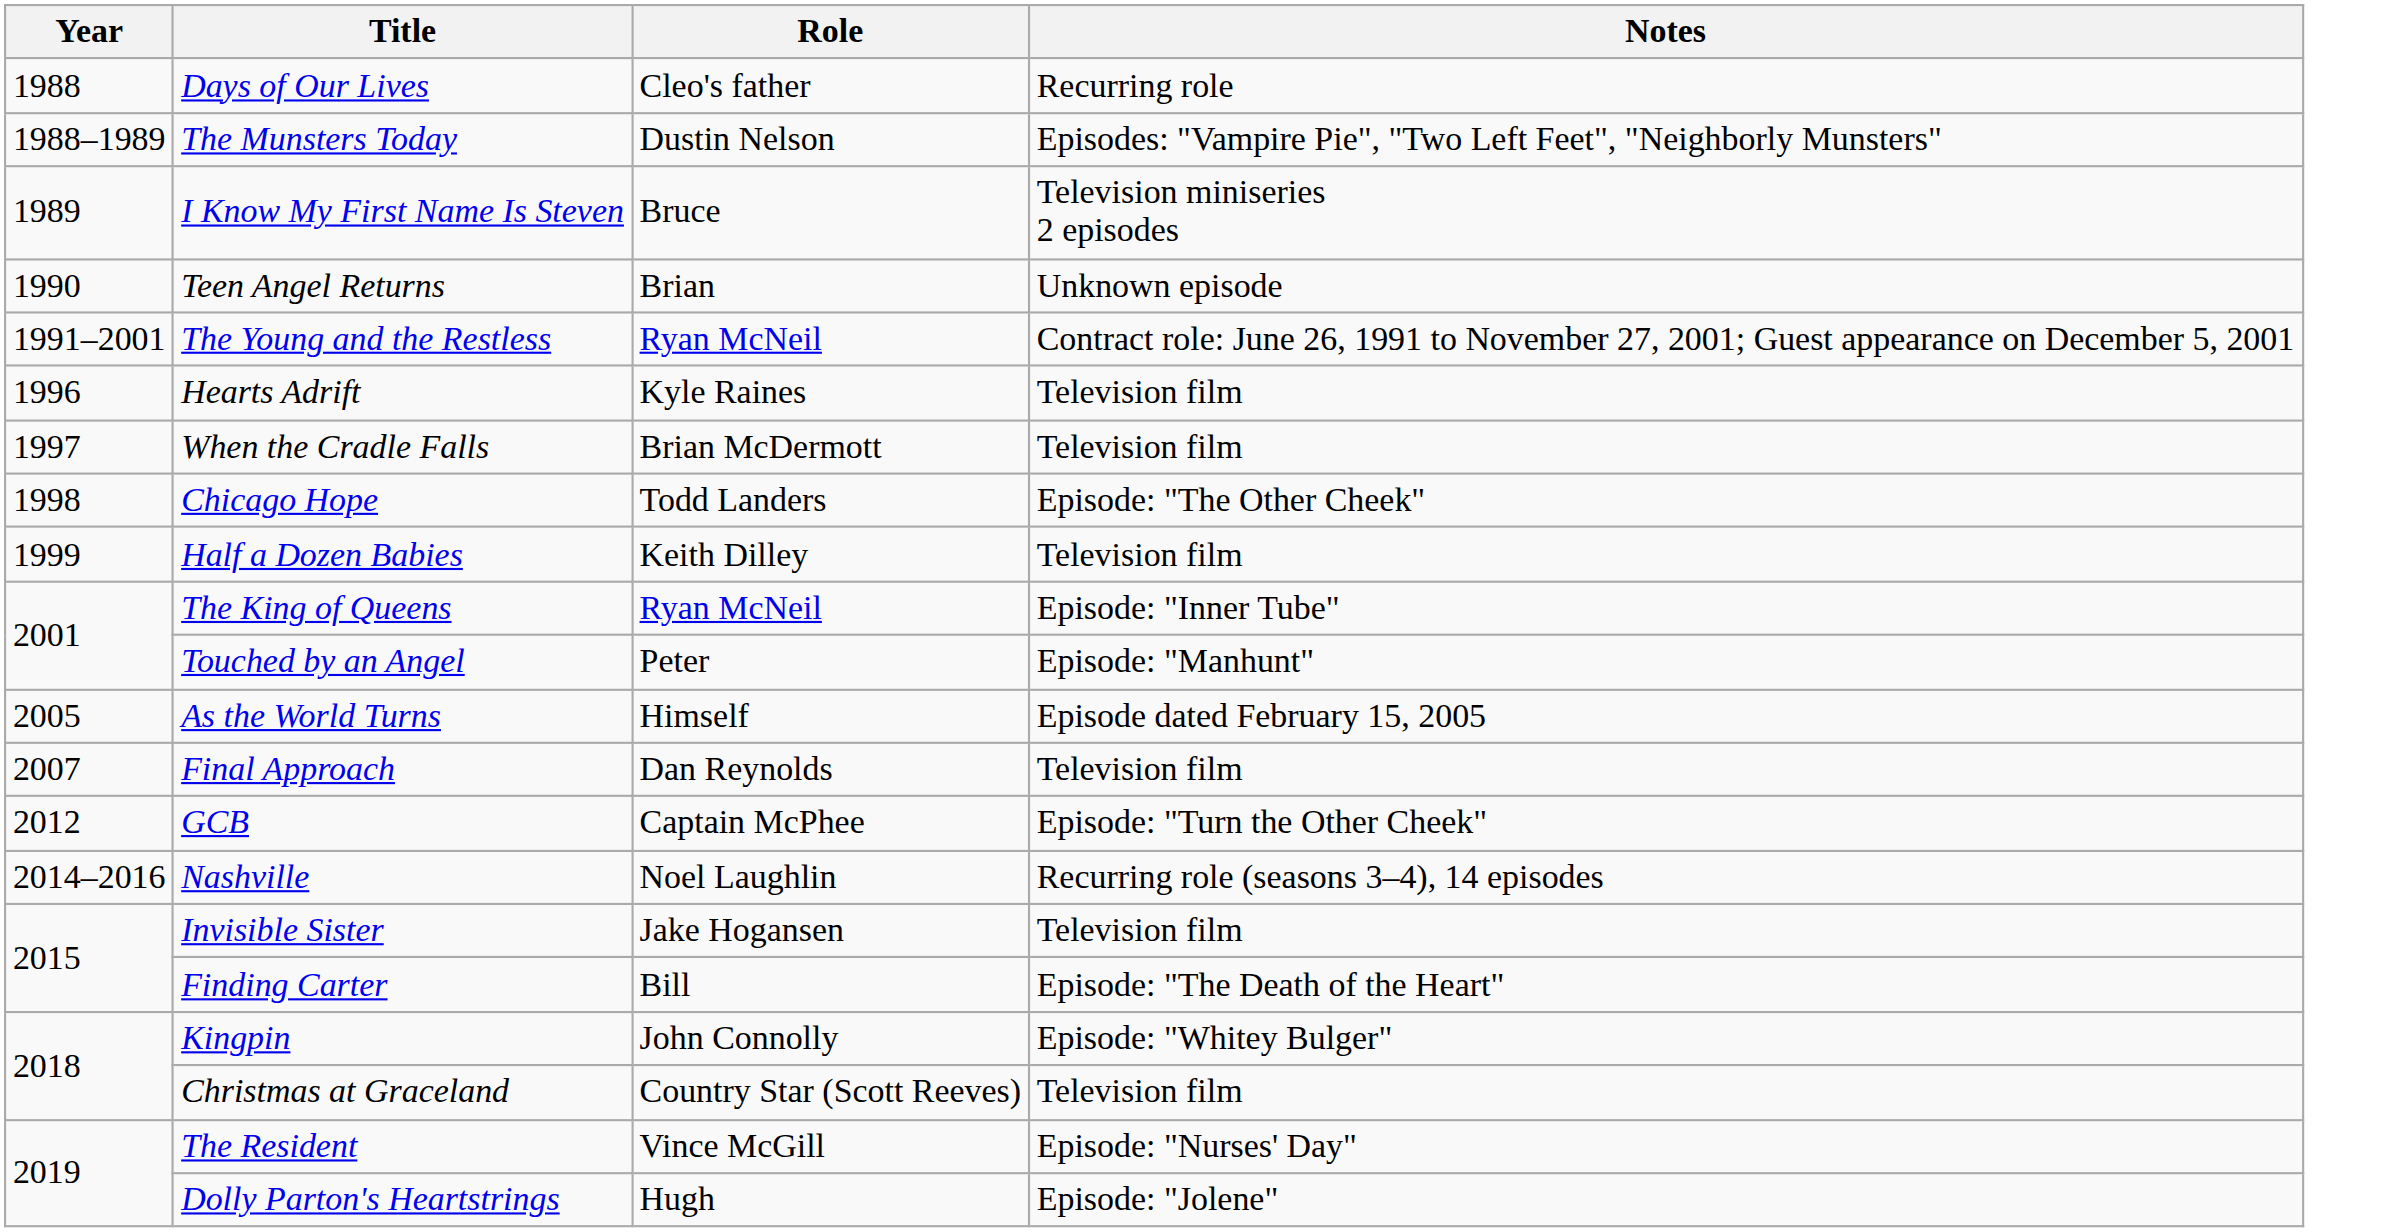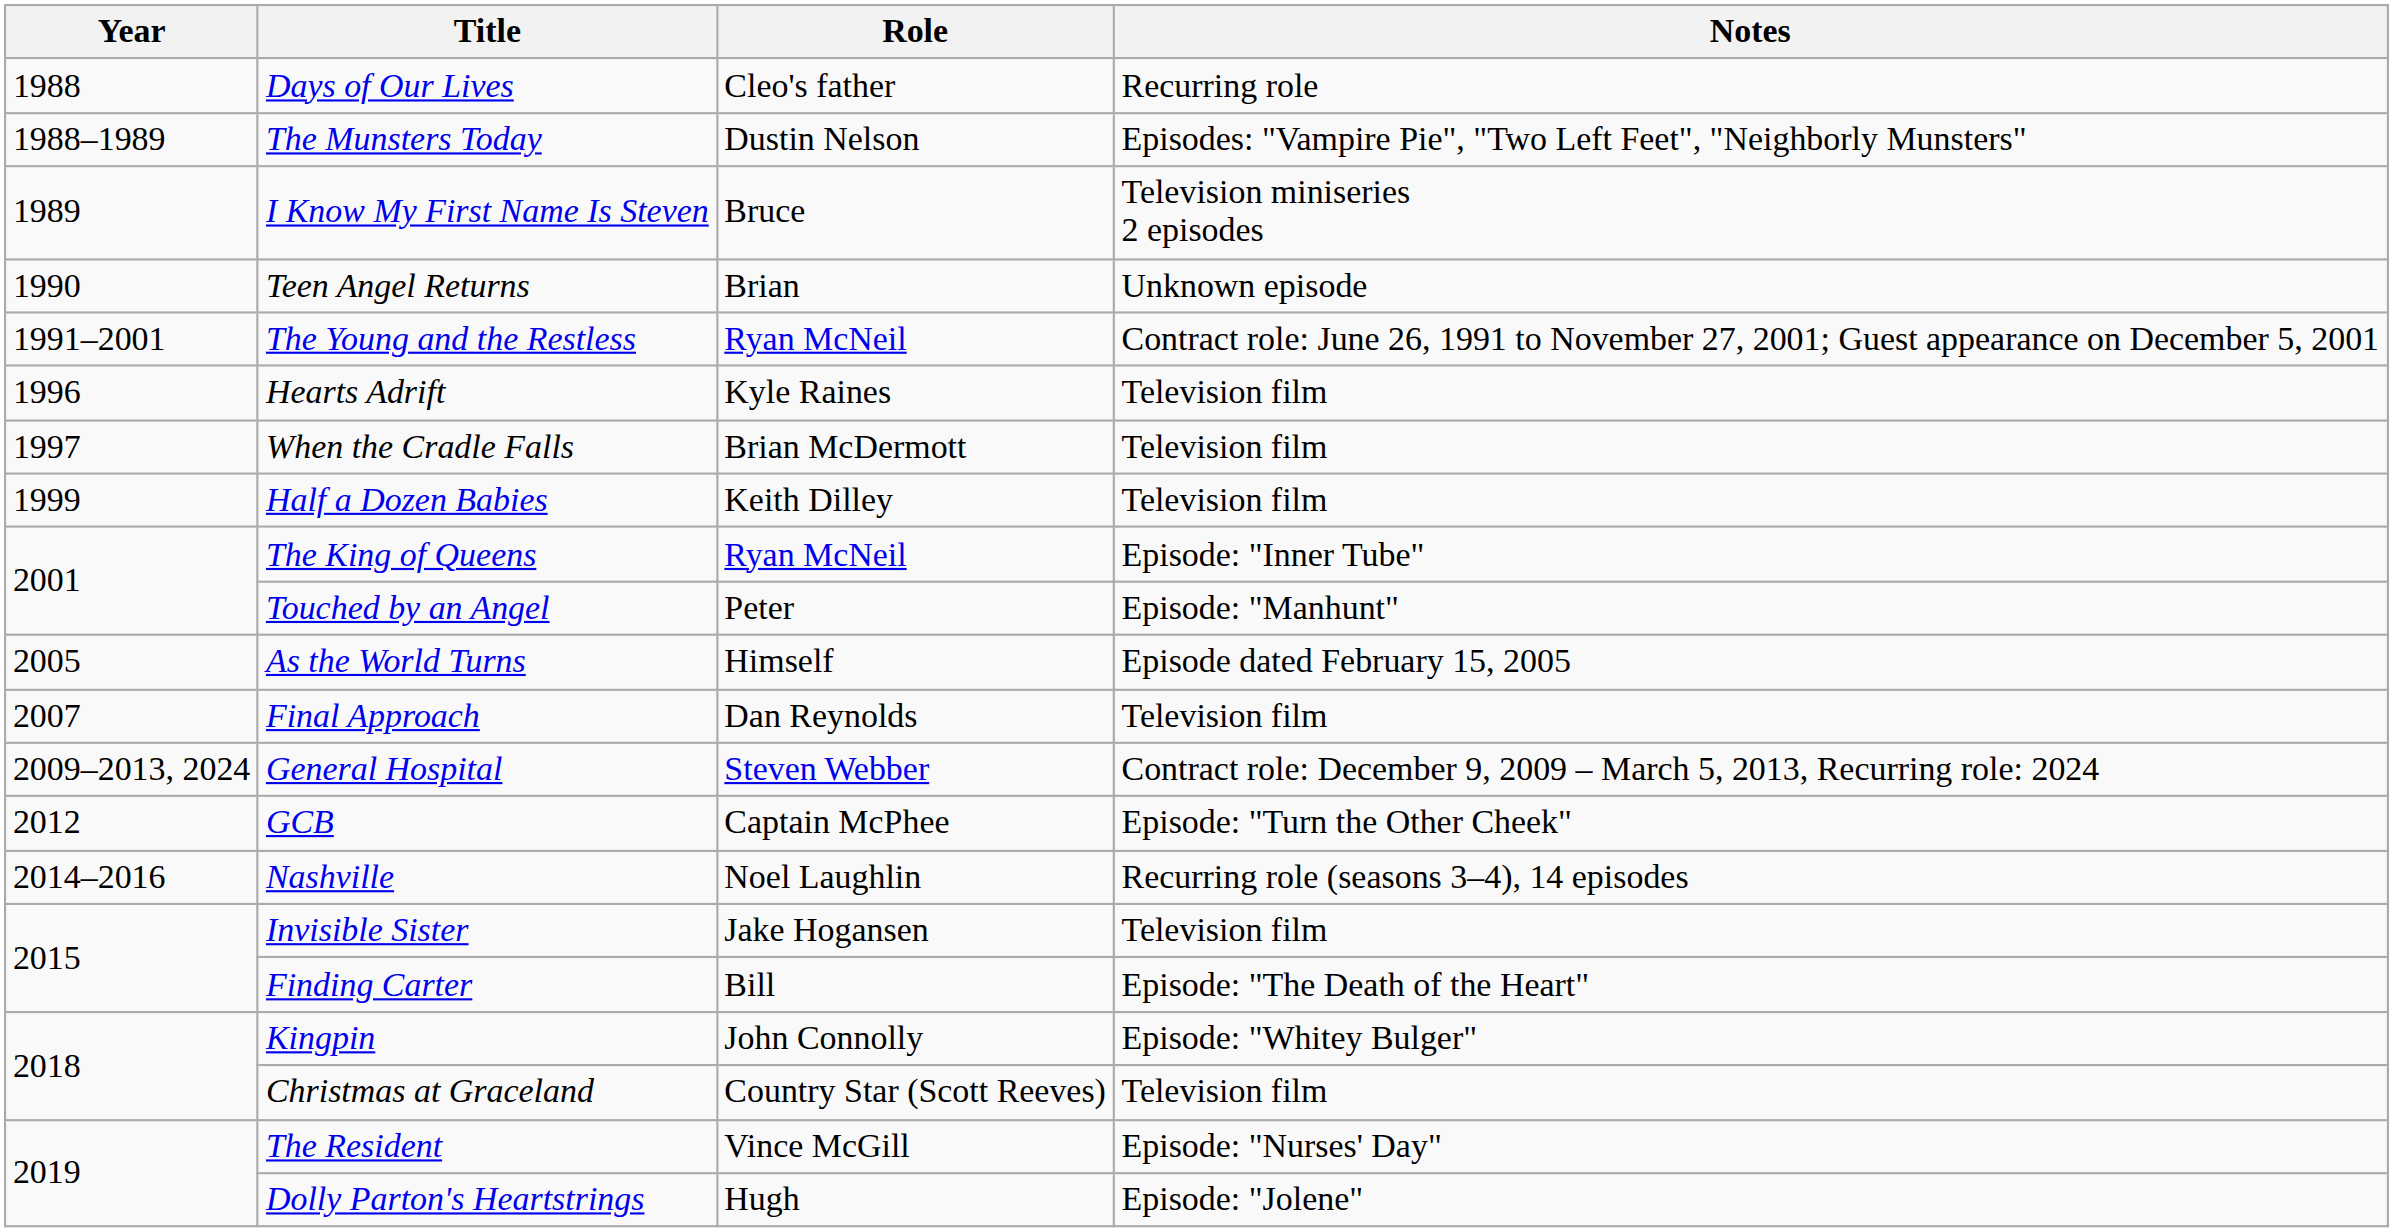- row: (280, 499)
+ row: (384, 768)
